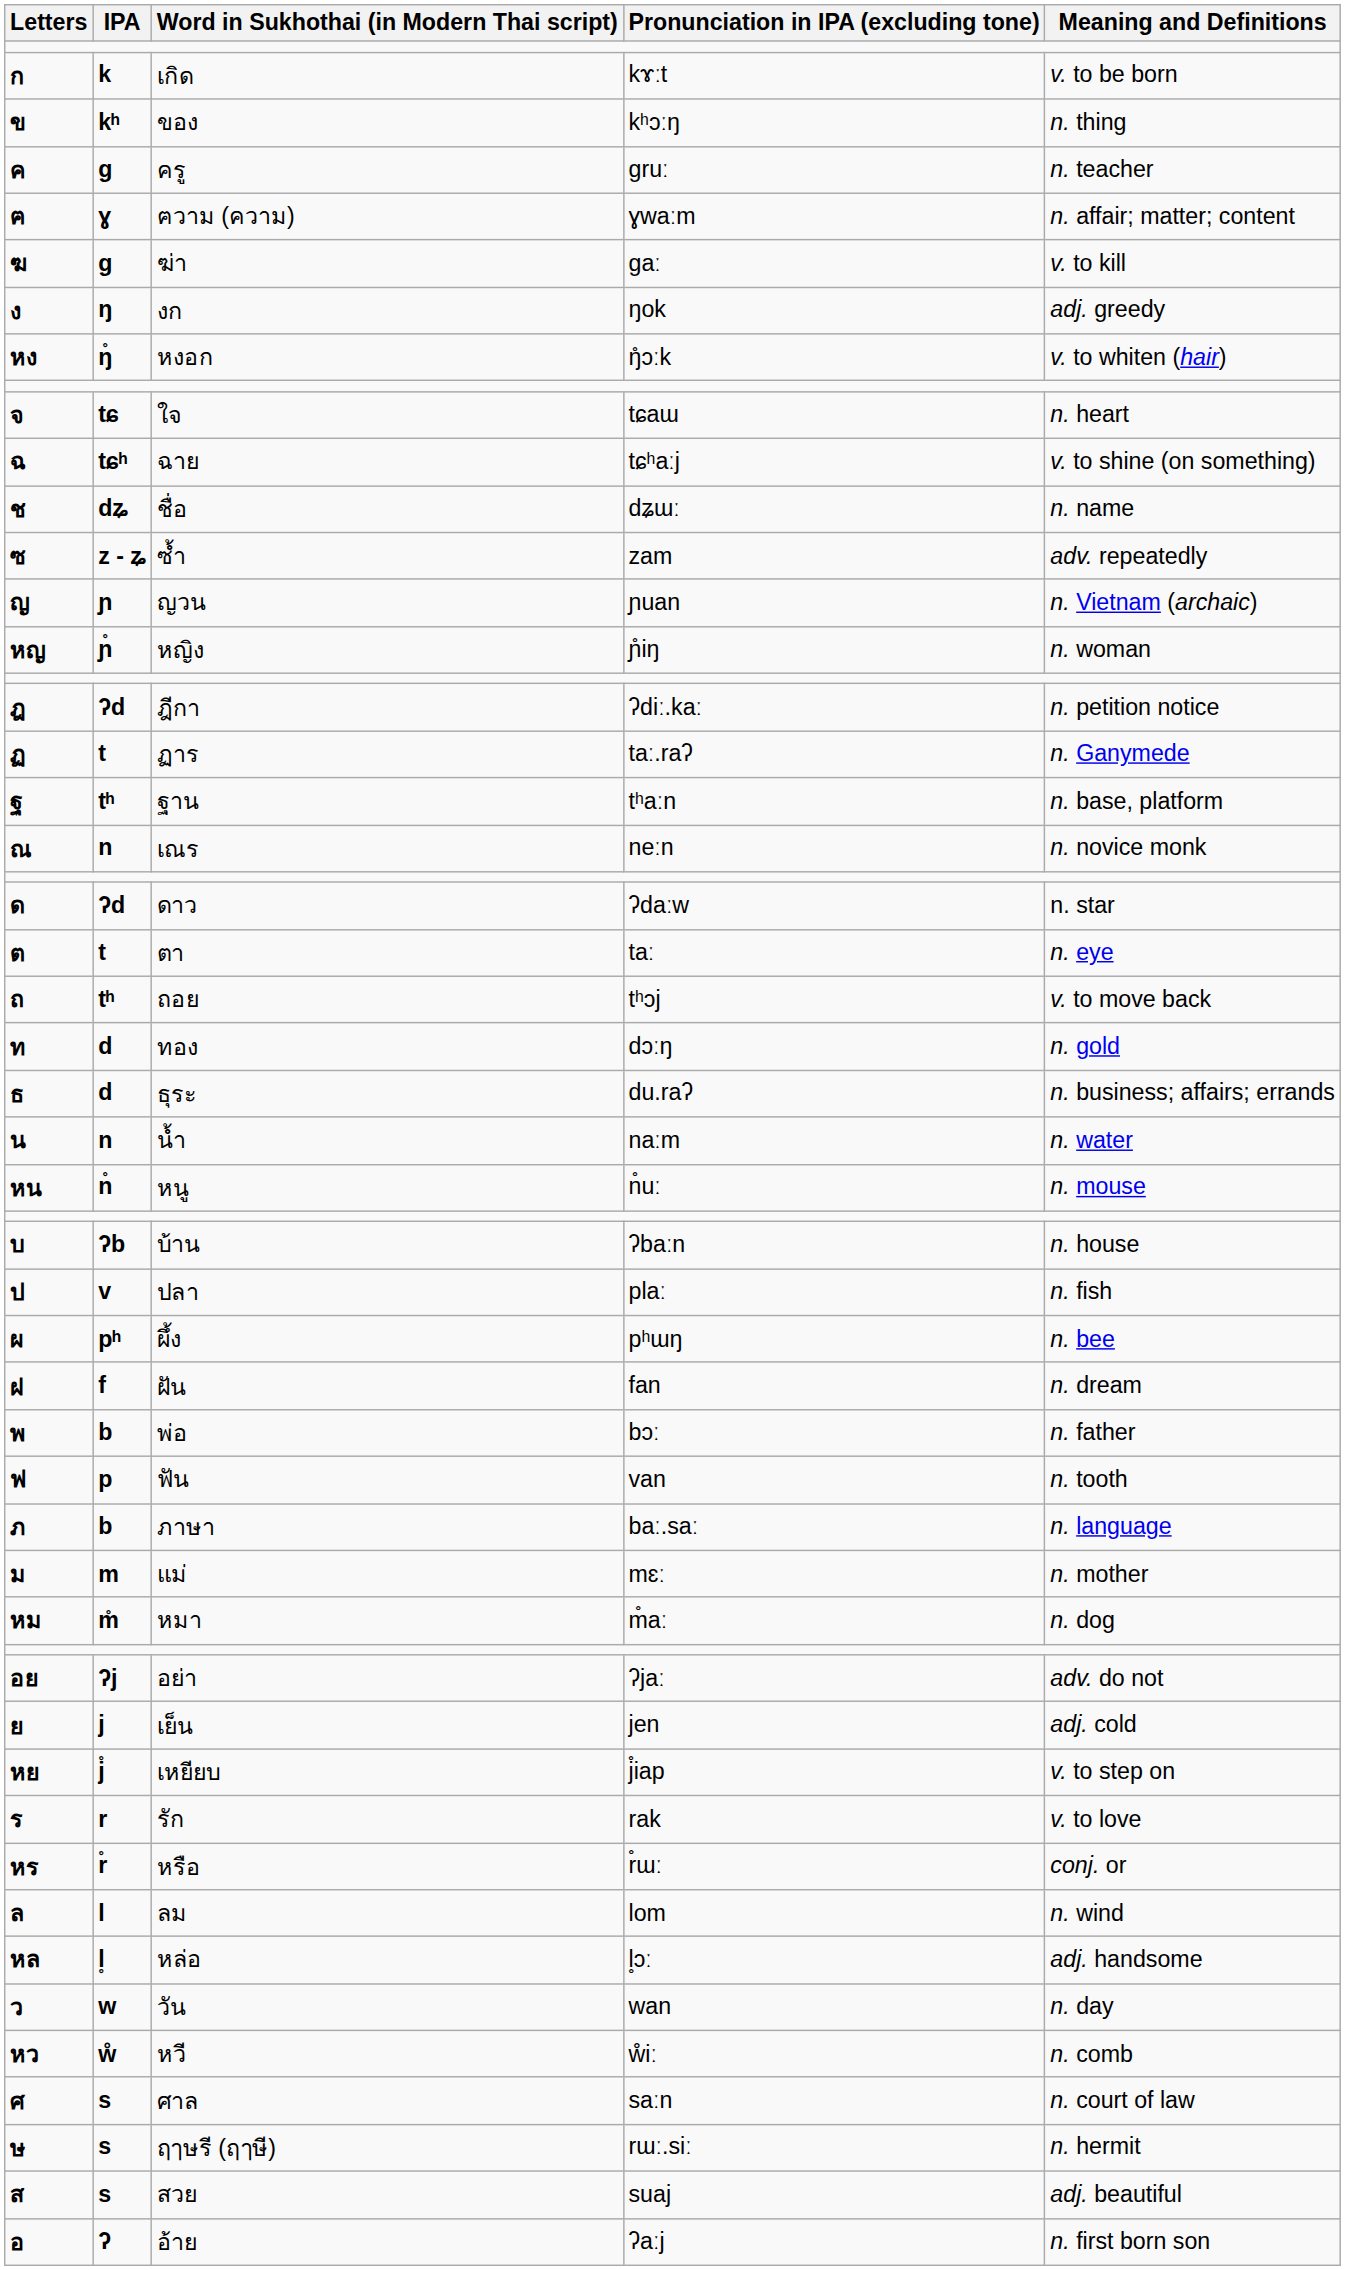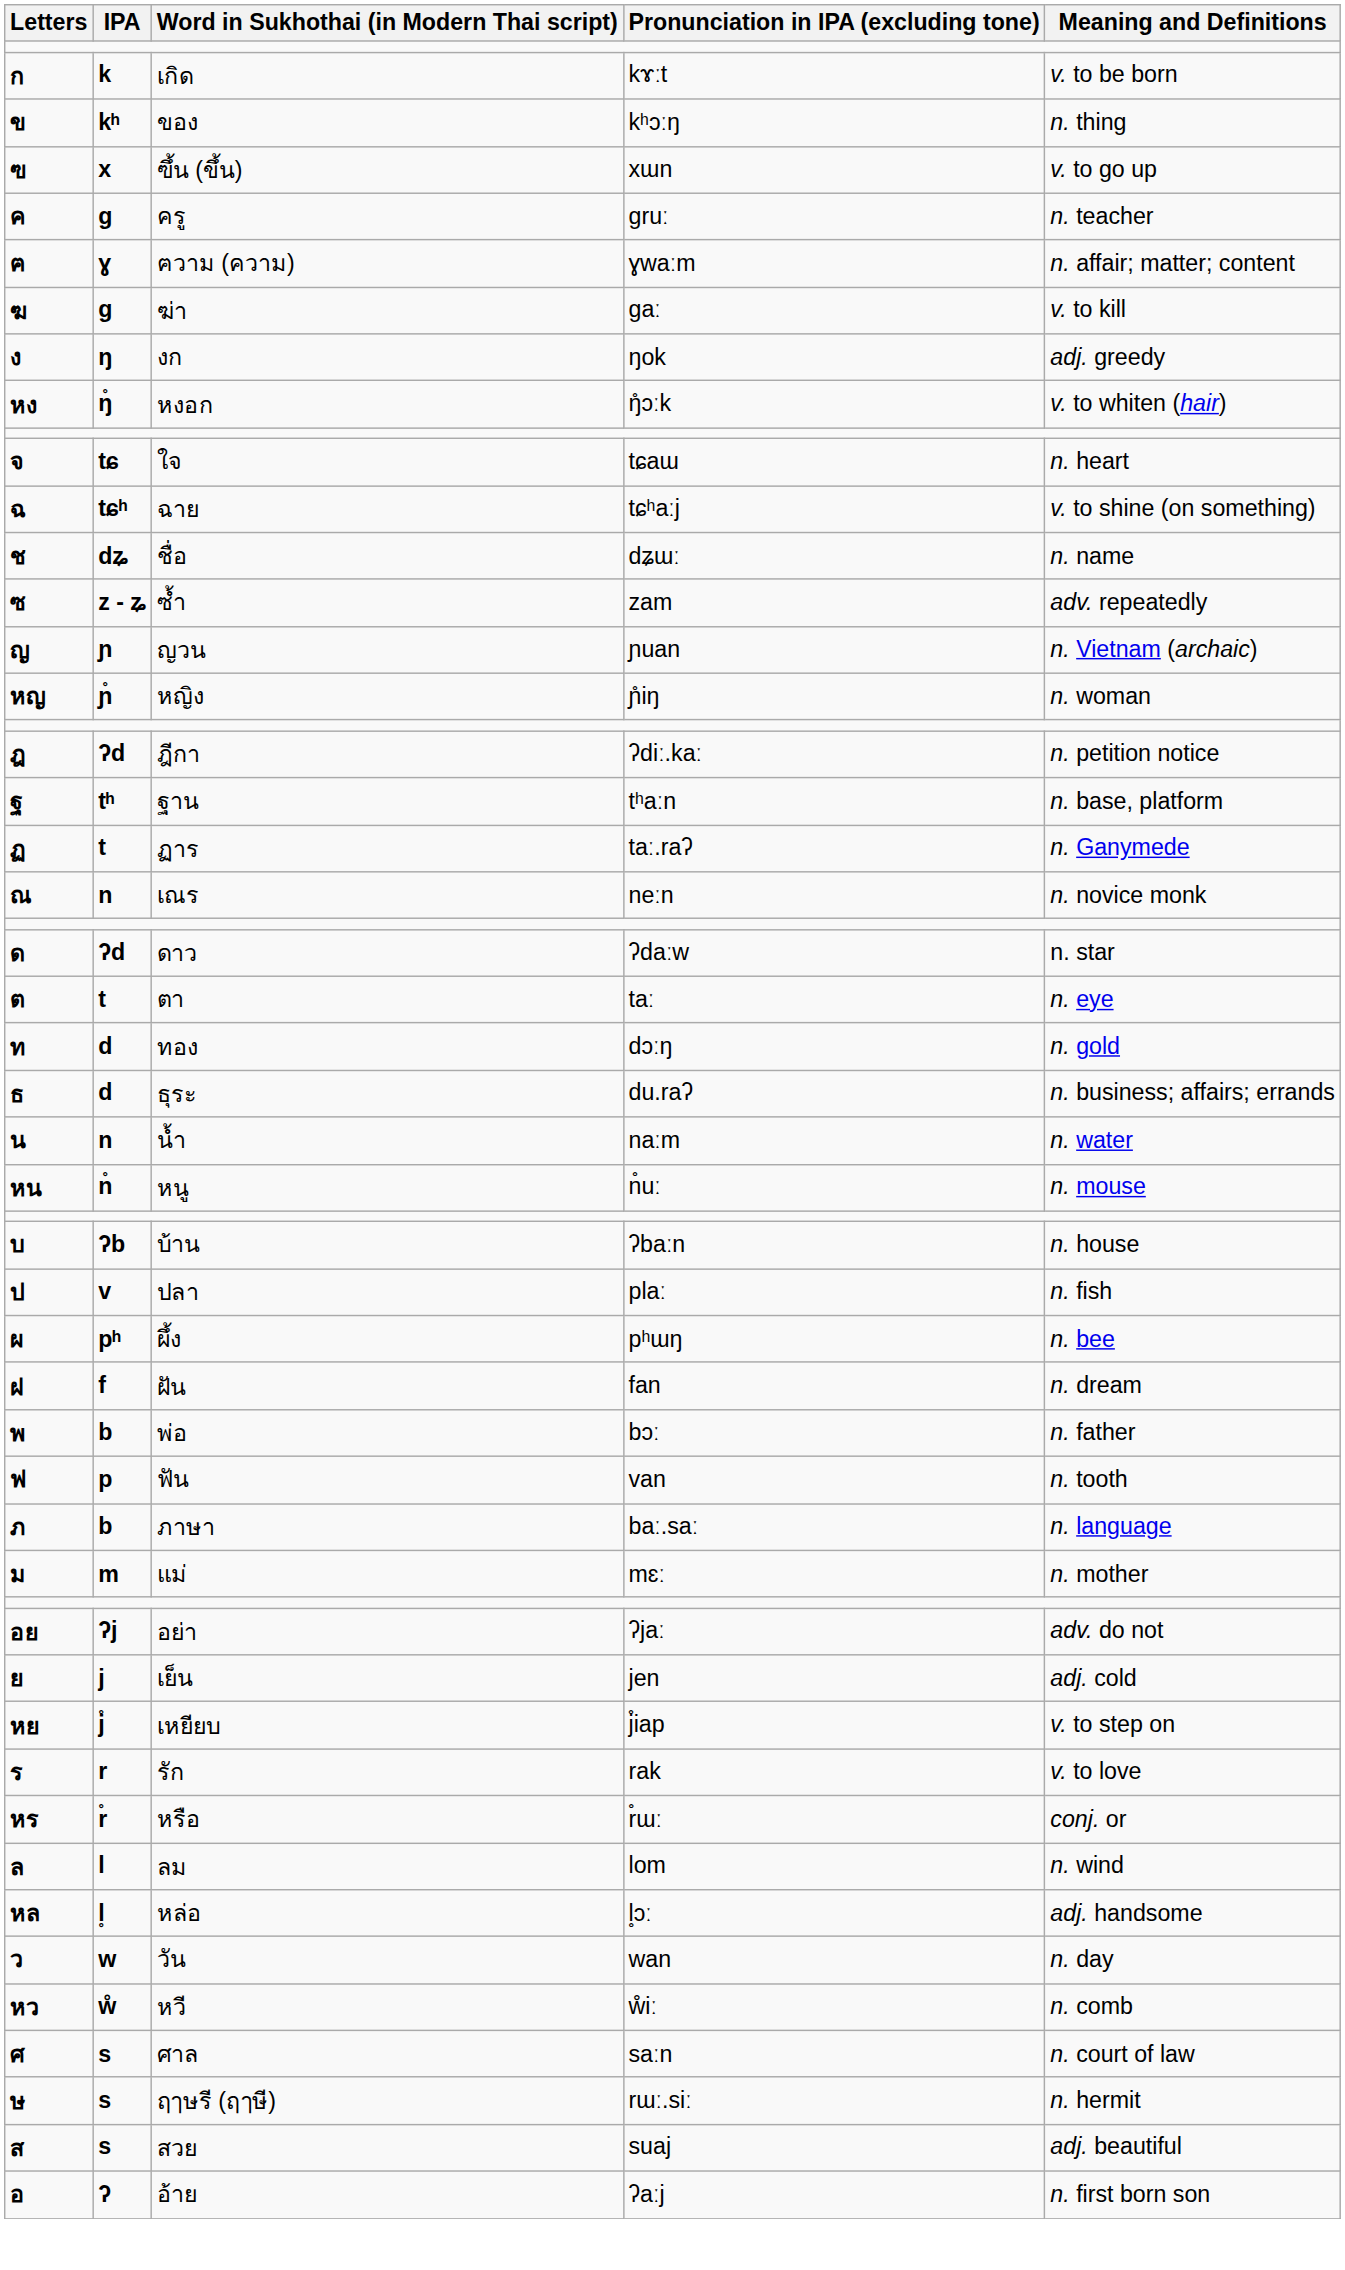+ row: (200, 170)
rows swapped: (178, 754) <-> (178, 801)
- row: (178, 1000)
- row: (179, 1621)
